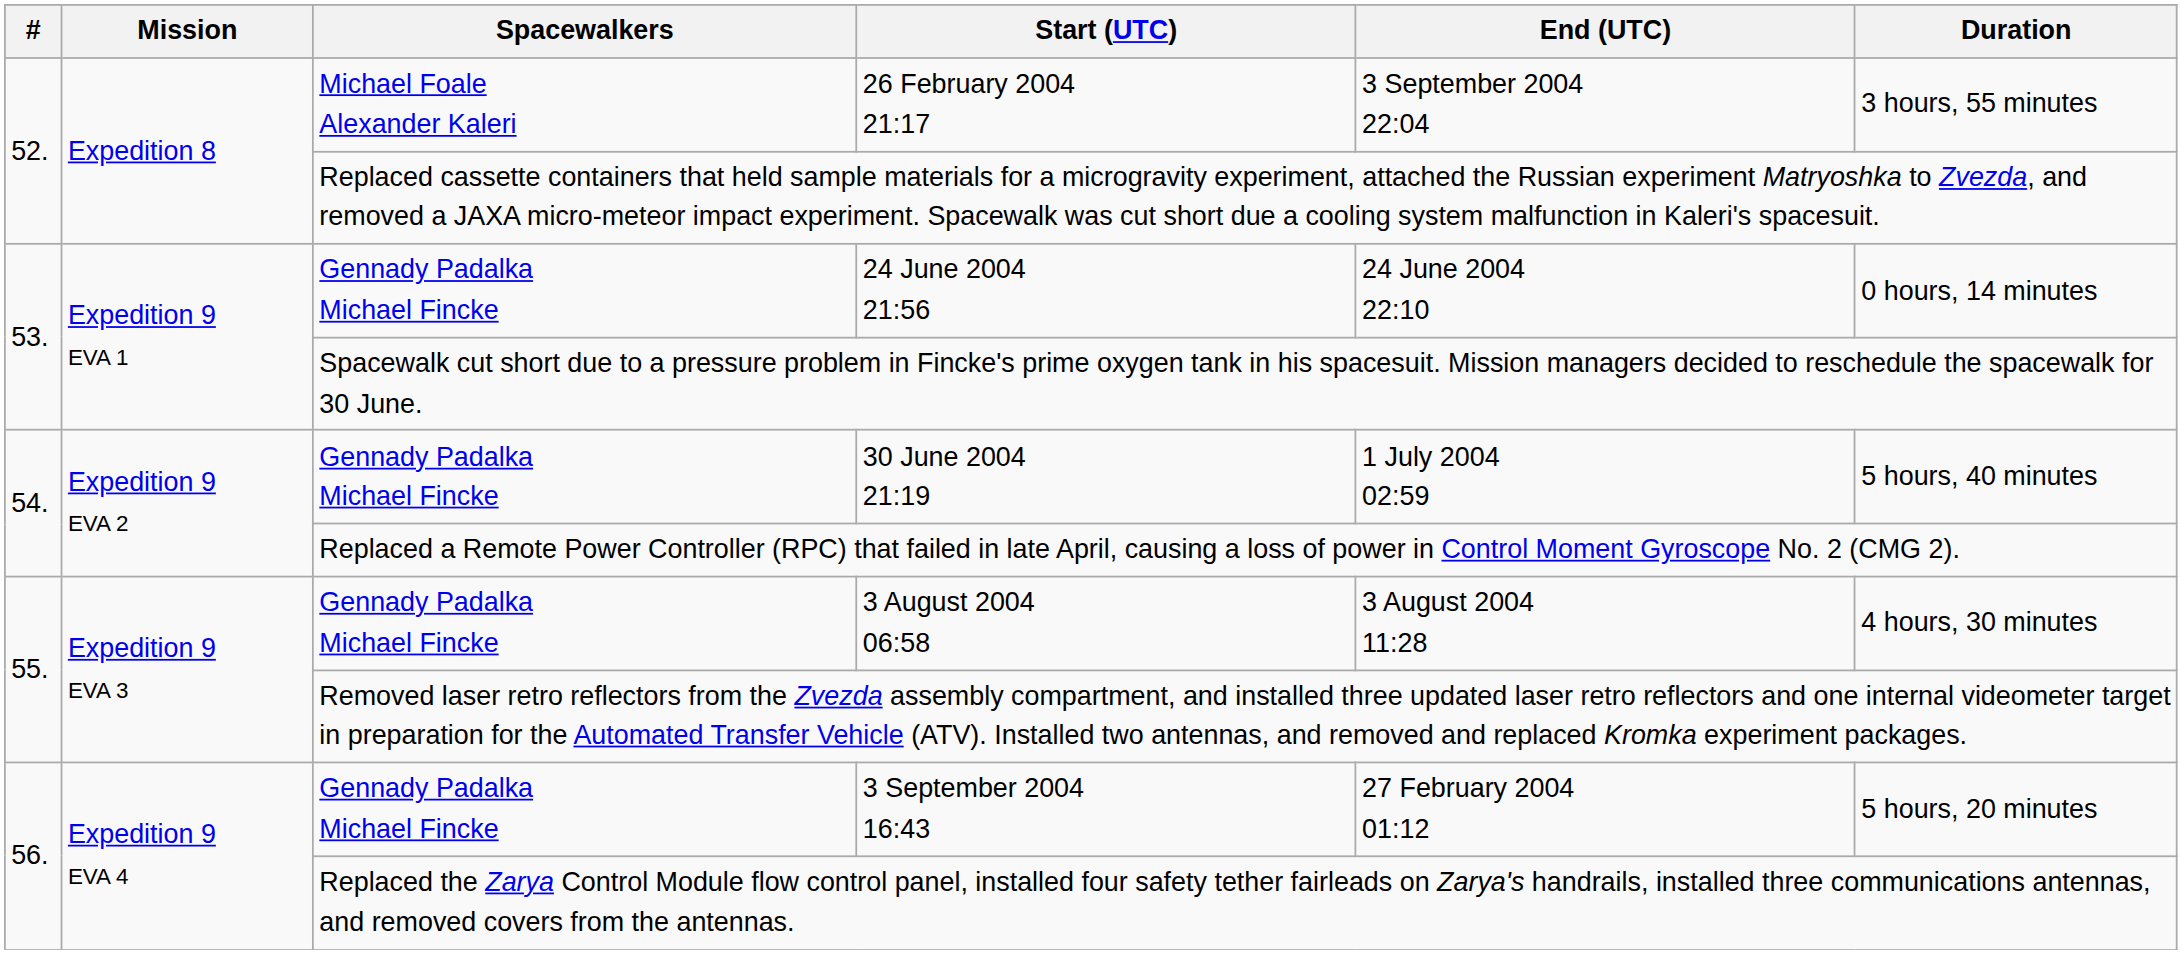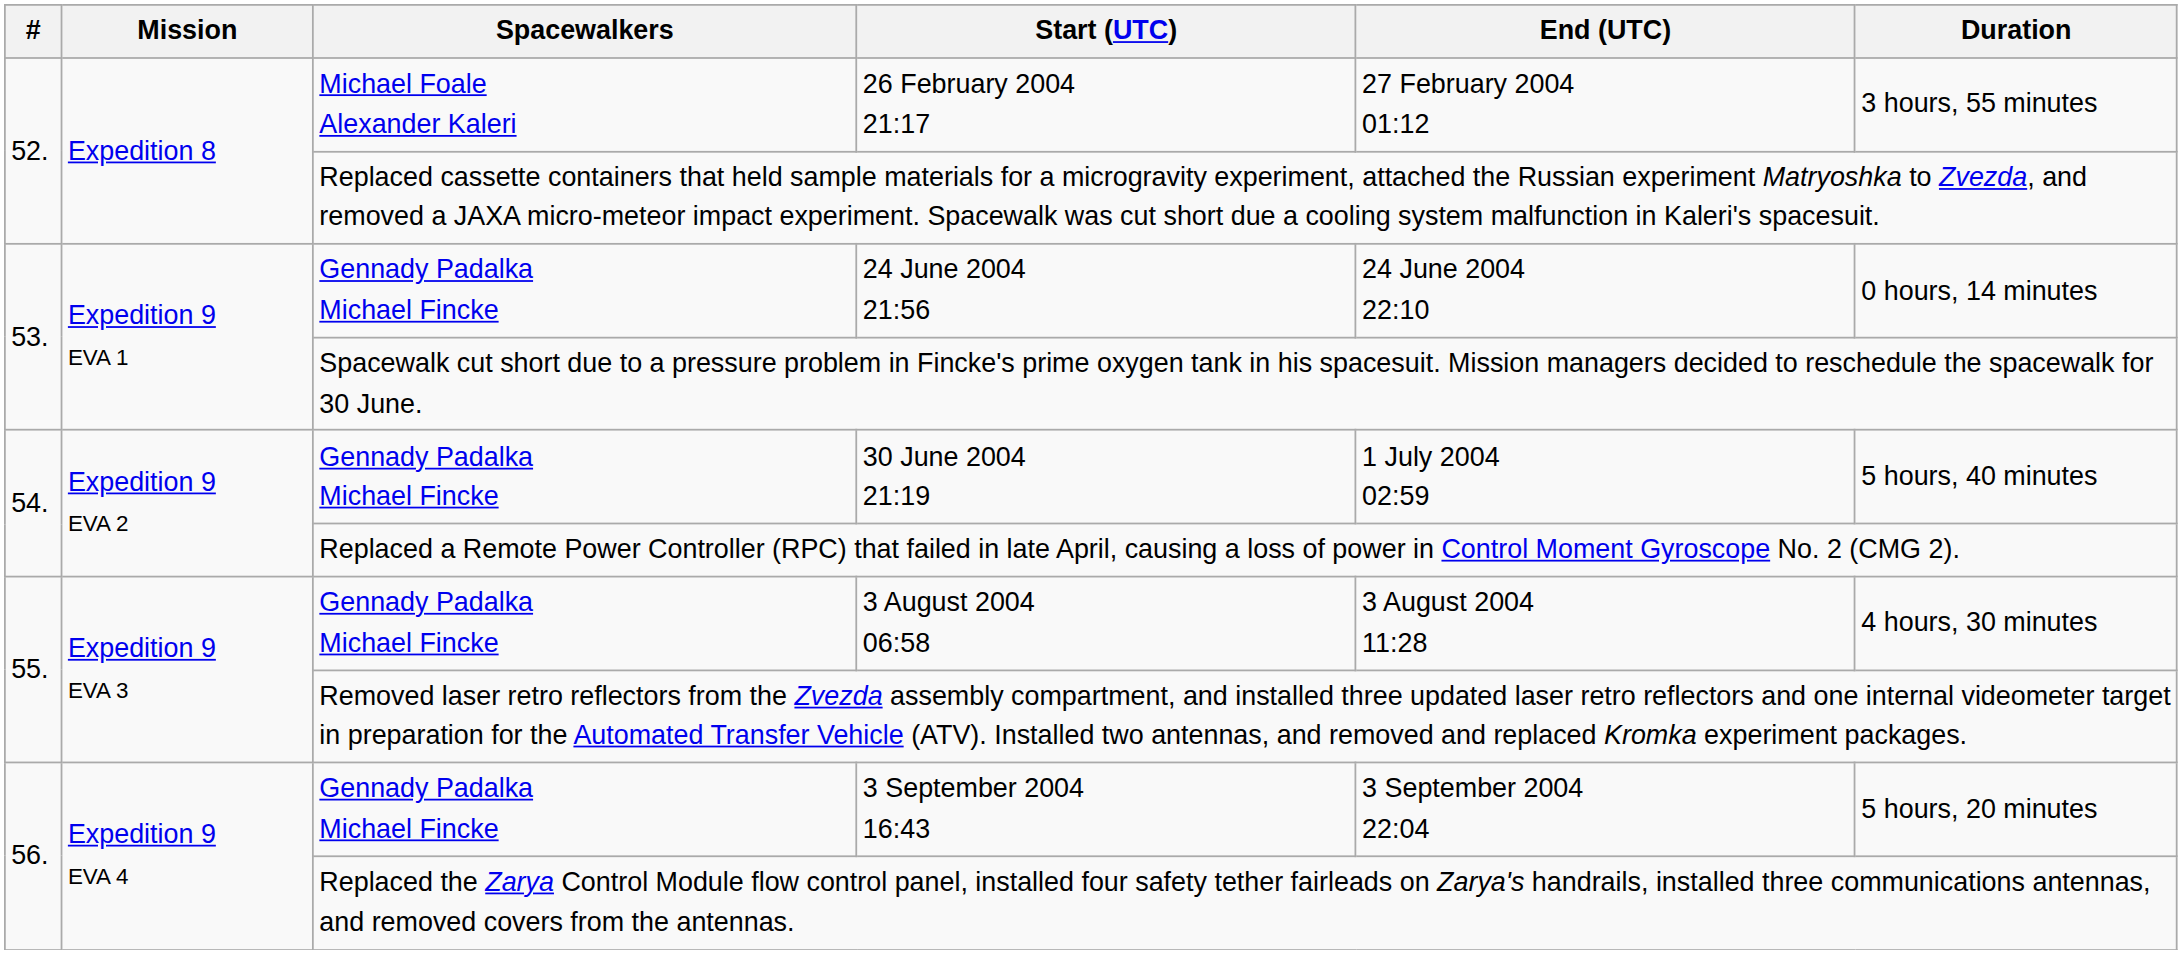(1473, 103) 3 September 2004 22:04 -> (1468, 103) 27 February 2004 01:12
(1468, 808) 27 February 2004 01:12 -> (1473, 808) 3 September 2004 22:04
